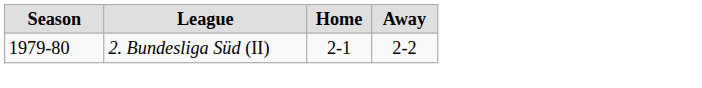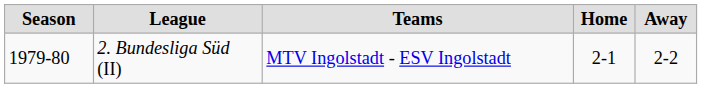+ column: (418, 18)
